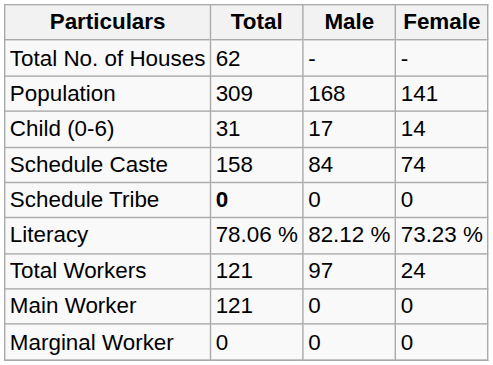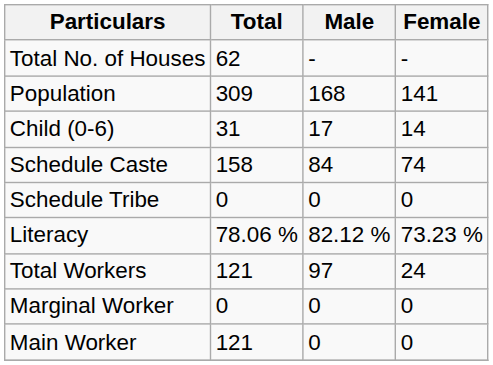(222, 199) bold -> (222, 199) normal
rows swapped: (73, 306) <-> (92, 341)
